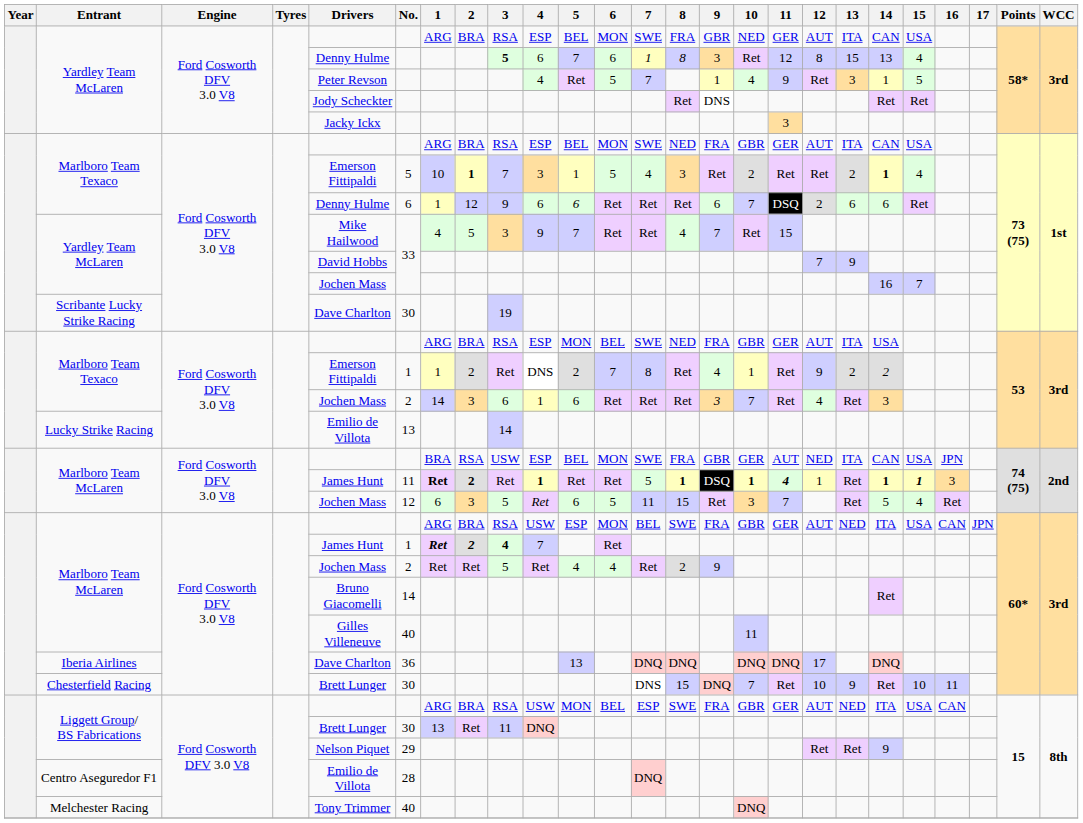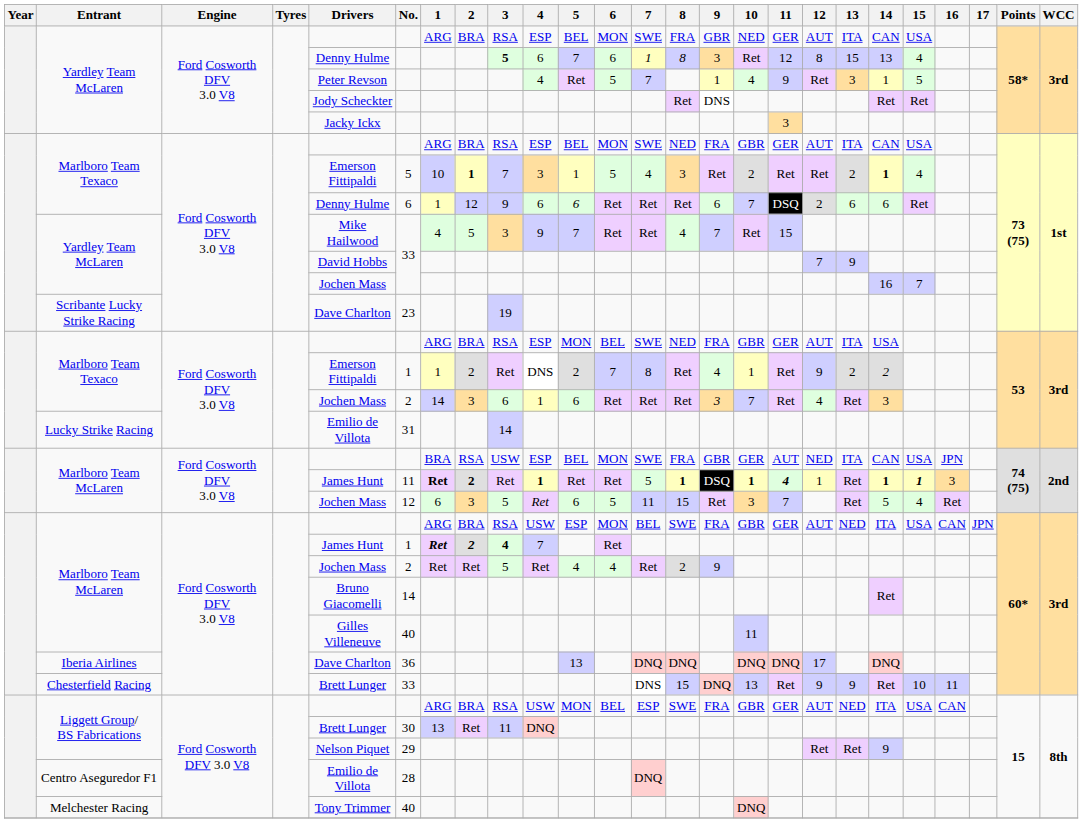(408, 312) 30 -> (408, 312) 23
(408, 429) 13 -> (408, 429) 31
(408, 684) 30 -> (408, 684) 33
(751, 684) 7 -> (751, 684) 13
(819, 684) 10 -> (819, 684) 9
